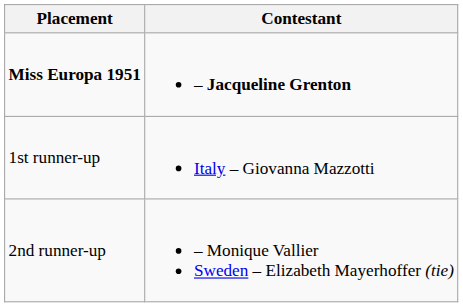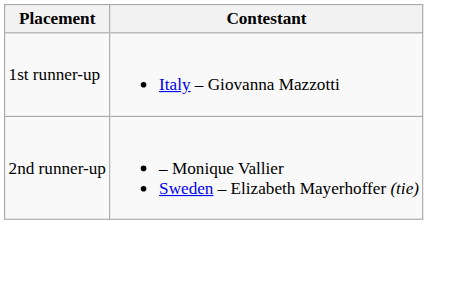- row: (75, 74)
